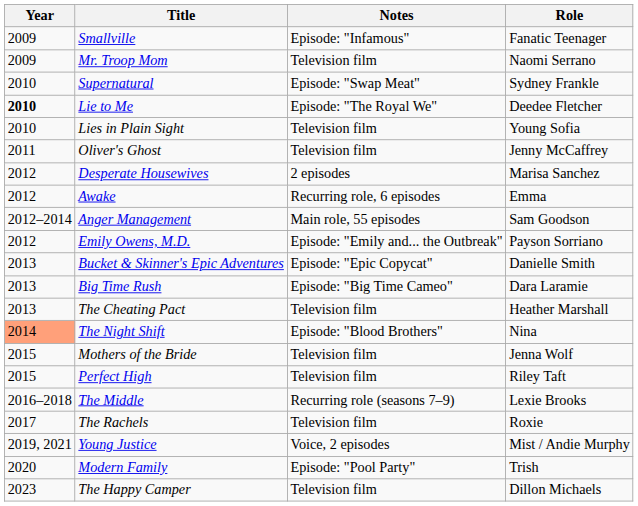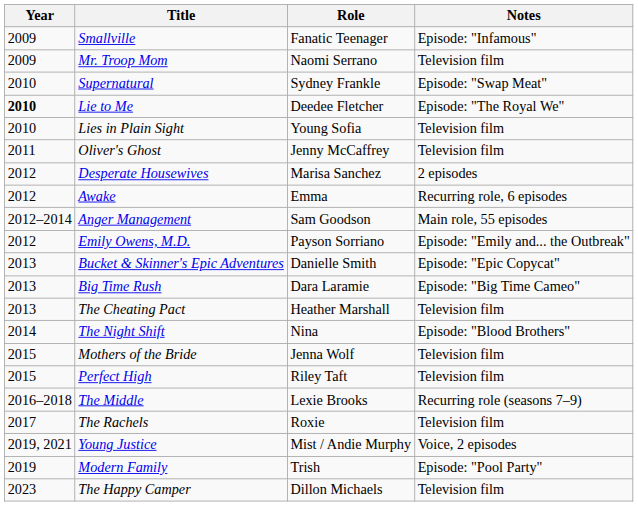columns swapped: (569, 15) <-> (397, 15)
(22, 331) lightsalmon background -> (22, 331) no background
(22, 467) 2020 -> (22, 467) 2019
